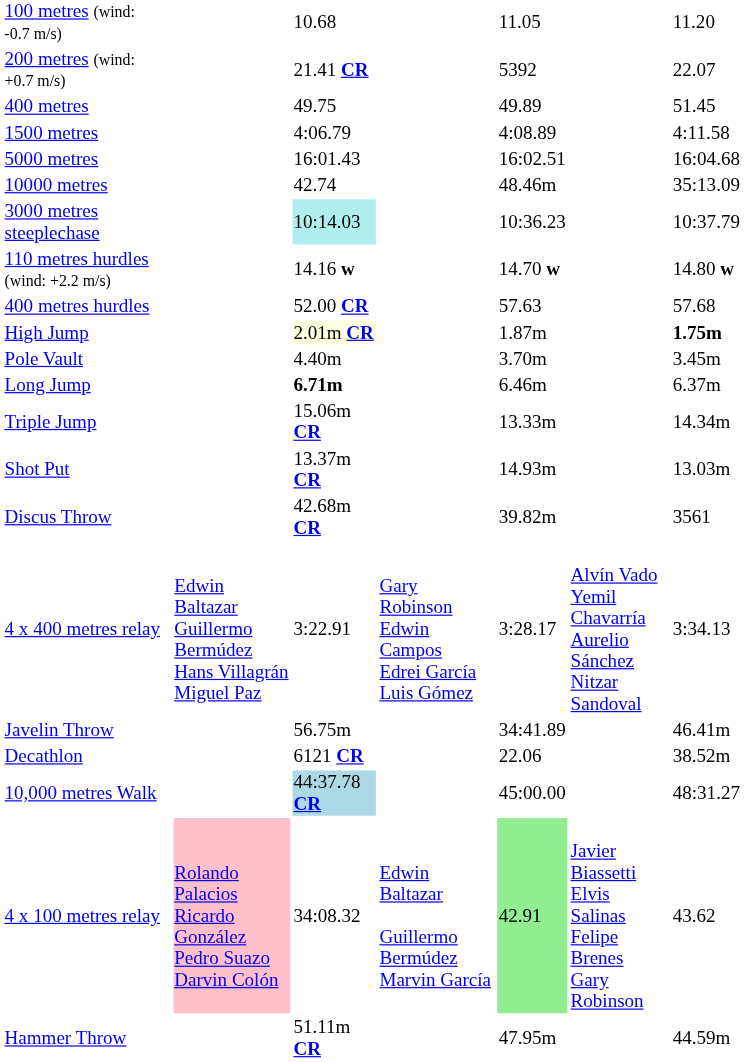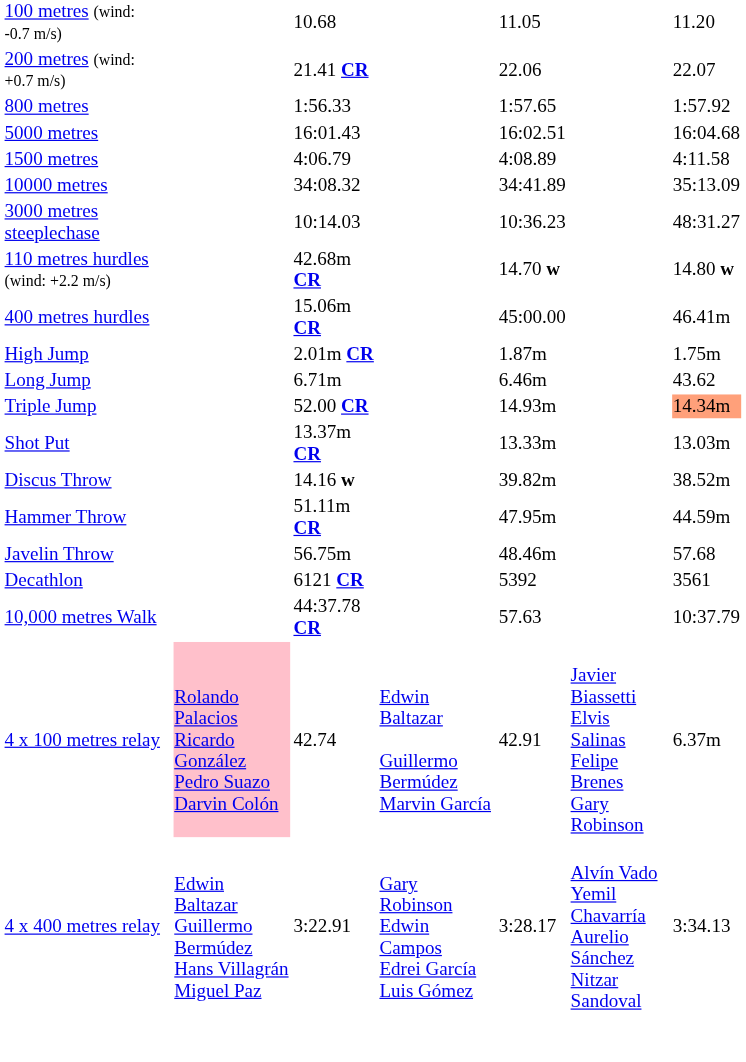(518, 69) 5392 -> (520, 69) 22.06
- row: (47, 106)
+ row: (47, 106)
rows swapped: (51, 132) <-> (51, 158)
(315, 184) 42.74 -> (327, 184) 34:08.32
(527, 184) 48.46m -> (532, 184) 34:41.89
(327, 221) paleturquoise background -> (327, 221) no background
(706, 221) 10:37.79 -> (706, 221) 48:31.27
(324, 269) 14.16 w -> (322, 269) 42.68m CR
(331, 306) 52.00 CR -> (322, 317) 15.06m CR
(520, 306) 57.63 -> (532, 317) 45:00.00
(694, 306) 57.68 -> (702, 317) 46.41m
(334, 332) lightyellow background -> (334, 353) no background
(697, 332) bold -> (697, 353) normal
- row: (44, 358)
(318, 384) bold -> (318, 380) normal
(697, 384) 6.37m -> (694, 380) 43.62
(322, 421) 15.06m CR -> (331, 406) 52.00 CR
(527, 421) 13.33m -> (527, 406) 14.93m
(702, 421) no background -> (702, 406) lightsalmon background
(527, 469) 14.93m -> (527, 443) 13.33m
(322, 516) 42.68m CR -> (324, 480) 14.16 w
(692, 516) 3561 -> (702, 480) 38.52m
rows swapped: (65, 1038) <-> (82, 628)
(532, 729) 34:41.89 -> (527, 553) 48.46m
(702, 729) 46.41m -> (694, 553) 57.68
(520, 756) 22.06 -> (518, 580) 5392
(702, 756) 38.52m -> (692, 580) 3561
(327, 793) lightblue background -> (327, 616) no background
(532, 793) 45:00.00 -> (520, 616) 57.63
(706, 793) 48:31.27 -> (706, 616) 10:37.79
(327, 915) 34:08.32 -> (315, 739) 42.74
(520, 915) lightgreen background -> (520, 739) no background
(694, 915) 43.62 -> (697, 739) 6.37m
